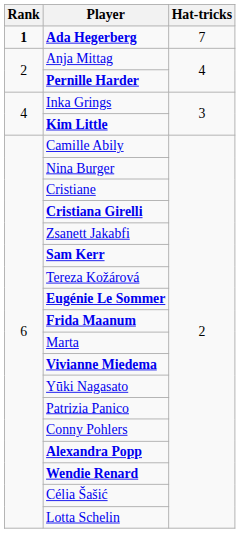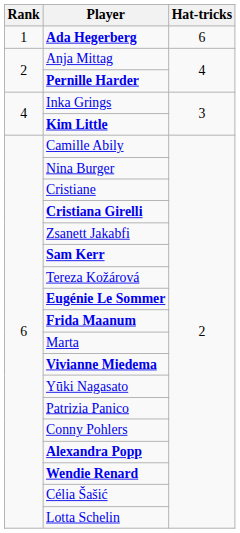(24, 37) bold -> (24, 37) normal
(202, 37) 7 -> (202, 37) 6
